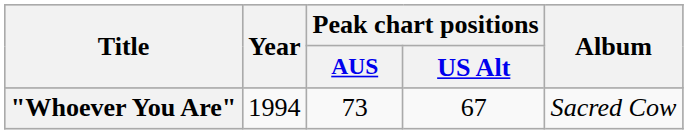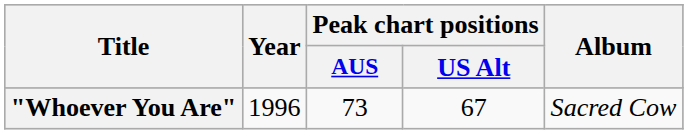(274, 107) 1994 -> (274, 107) 1996
